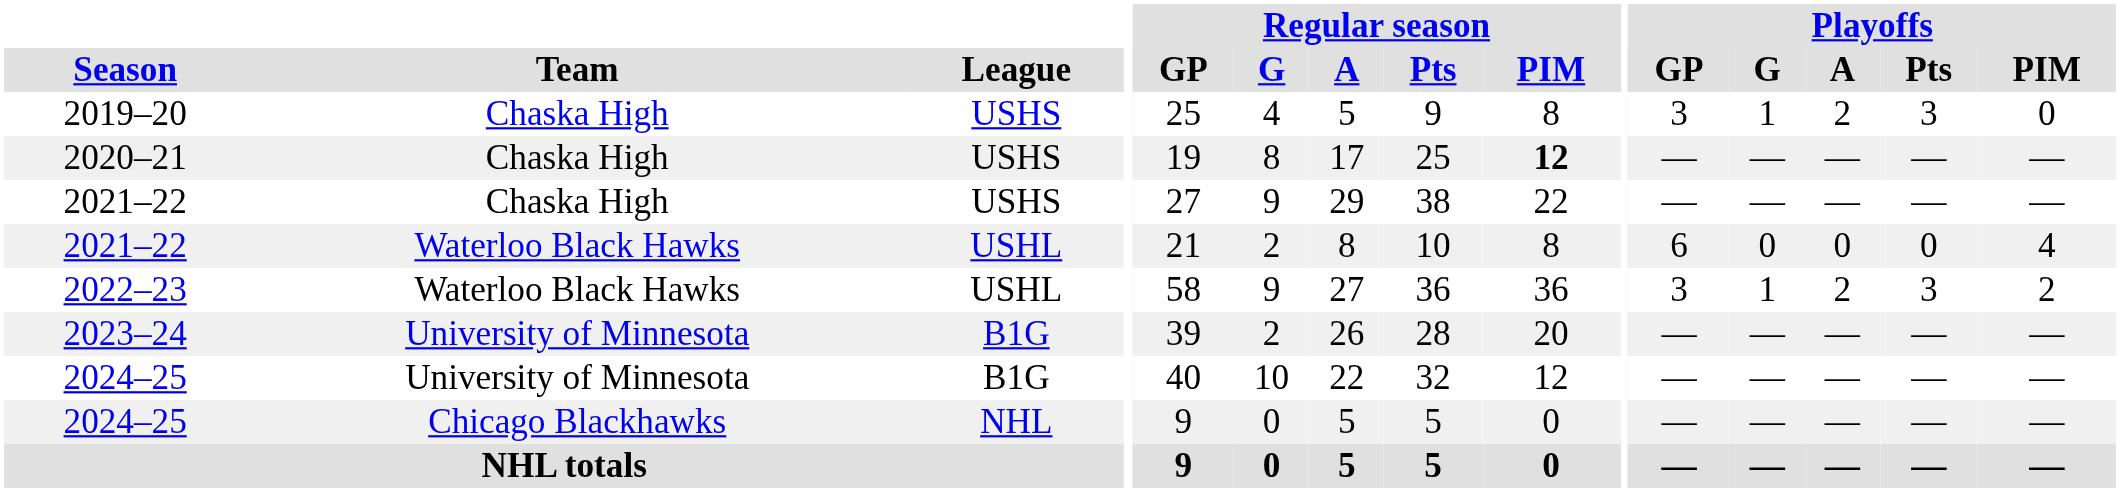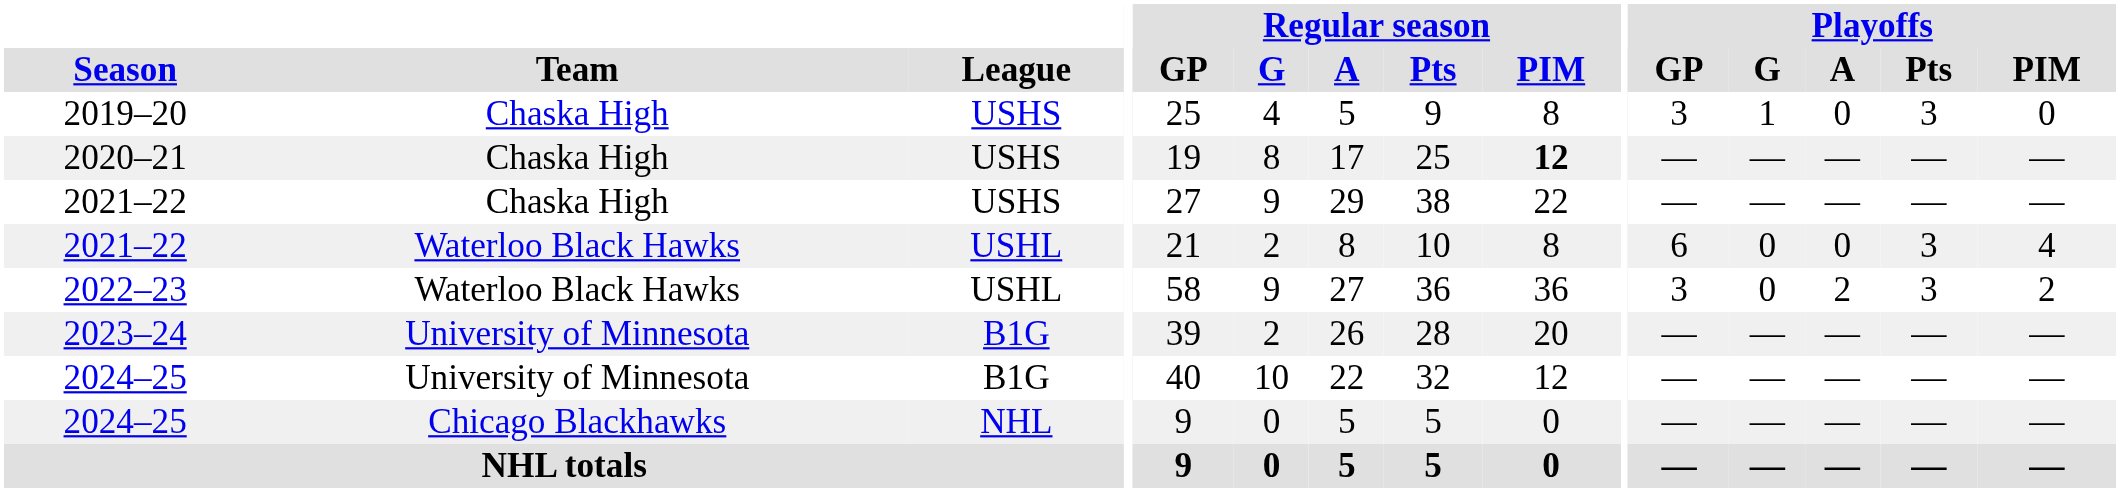(1842, 113) 2 -> (1842, 113) 0
(1929, 245) 0 -> (1929, 245) 3
(1767, 289) 1 -> (1767, 289) 0
